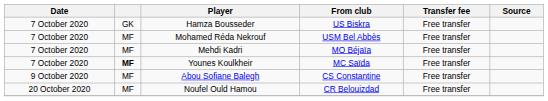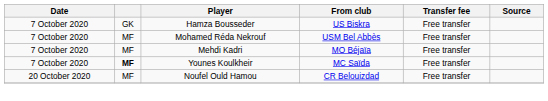- row: (220, 76)
